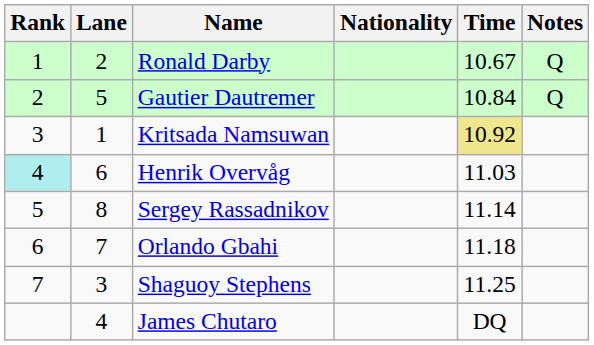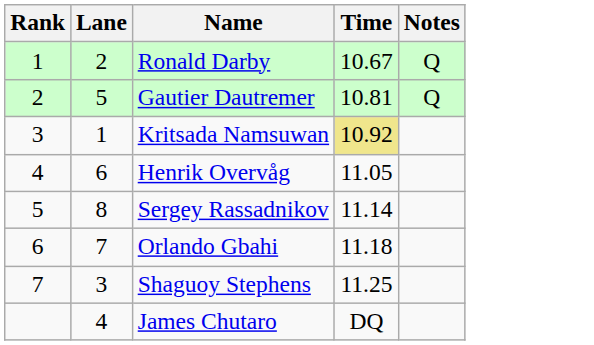- column: (396, 23)
(490, 97) 10.84 -> (366, 97) 10.81
(38, 172) paleturquoise background -> (38, 172) no background
(490, 172) 11.03 -> (366, 172) 11.05
